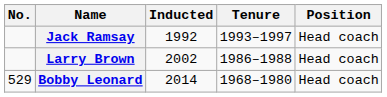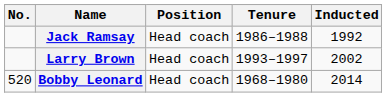columns swapped: (339, 15) <-> (181, 15)
(256, 37) 1993–1997 -> (272, 37) 1986–1988
(256, 59) 1986–1988 -> (272, 59) 1993–1997
(20, 81) 529 -> (20, 81) 520
